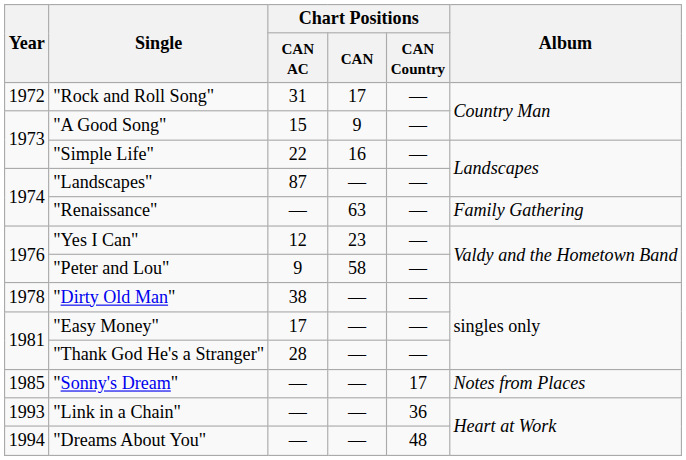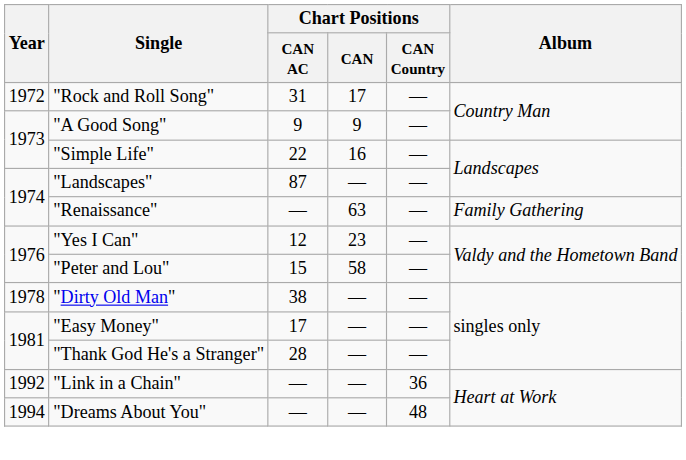(298, 125) 15 -> (298, 125) 9
(298, 268) 9 -> (298, 268) 15
- row: (116, 383)
(27, 411) 1993 -> (27, 383) 1992
